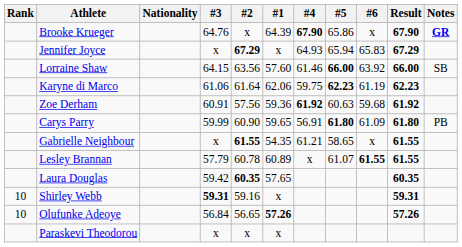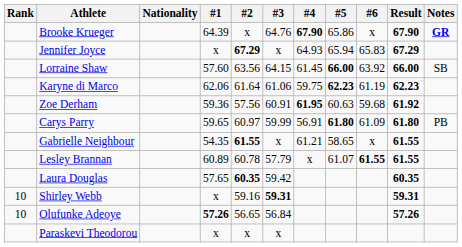columns swapped: (278, 13) <-> (216, 13)
(310, 68) 61.46 -> (310, 68) 61.45
(310, 104) 61.92 -> (310, 104) 61.95
(247, 123) 60.90 -> (247, 123) 60.97
